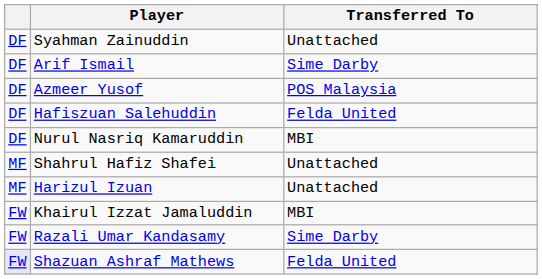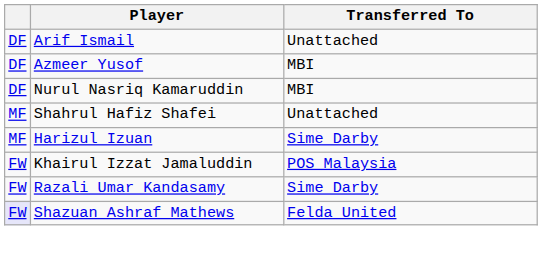- row: (111, 42)
(333, 66) Sime Darby -> (333, 42) Unattached
(342, 91) POS Malaysia -> (301, 66) MBI
- row: (125, 115)
(333, 189) Unattached -> (333, 140) Sime Darby
(301, 213) MBI -> (342, 164) POS Malaysia
